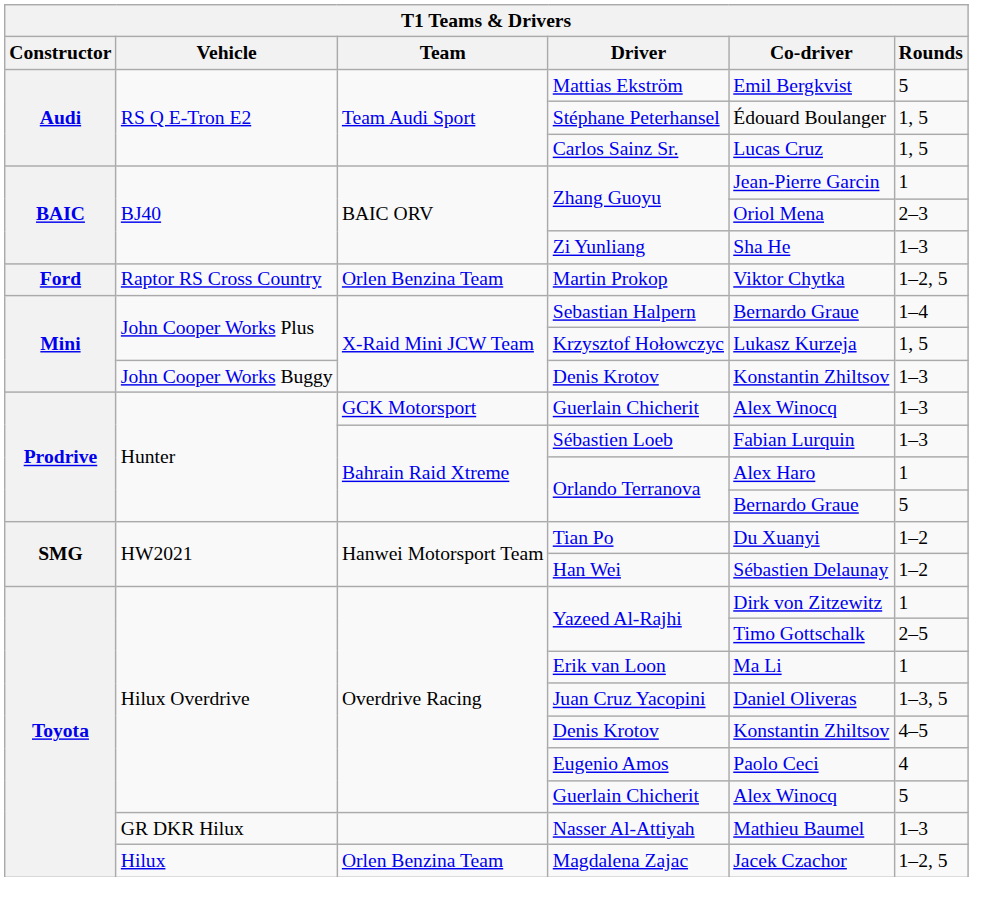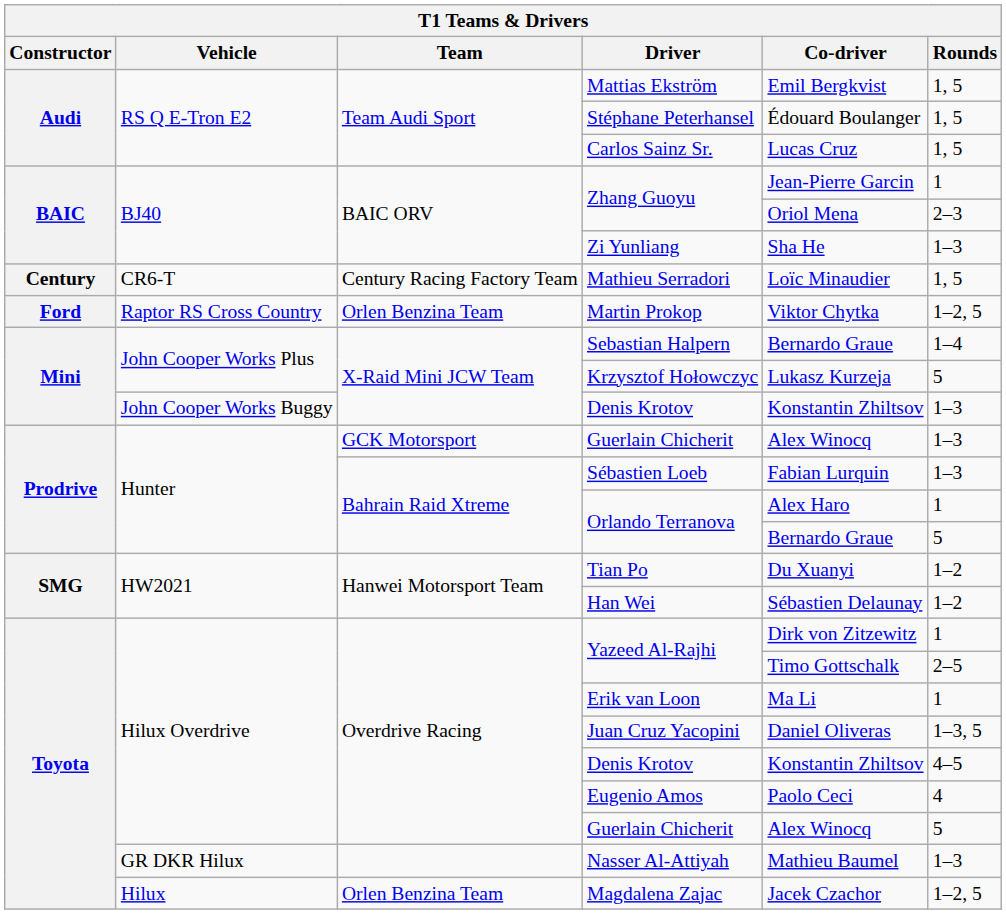(903, 84) 5 -> (948, 84) 1, 5
+ row: (148, 278)
(913, 343) 1, 5 -> (938, 375) 5
